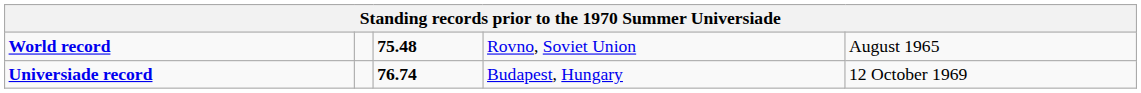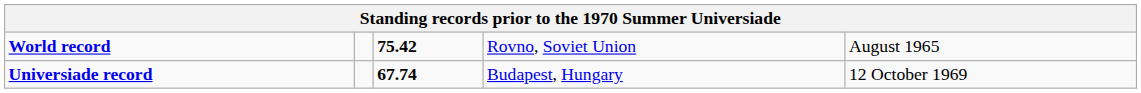(397, 46) 75.48 -> (397, 46) 75.42
(397, 74) 76.74 -> (397, 74) 67.74
